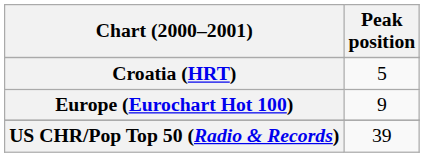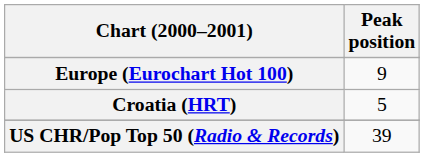rows swapped: (174, 73) <-> (174, 104)
